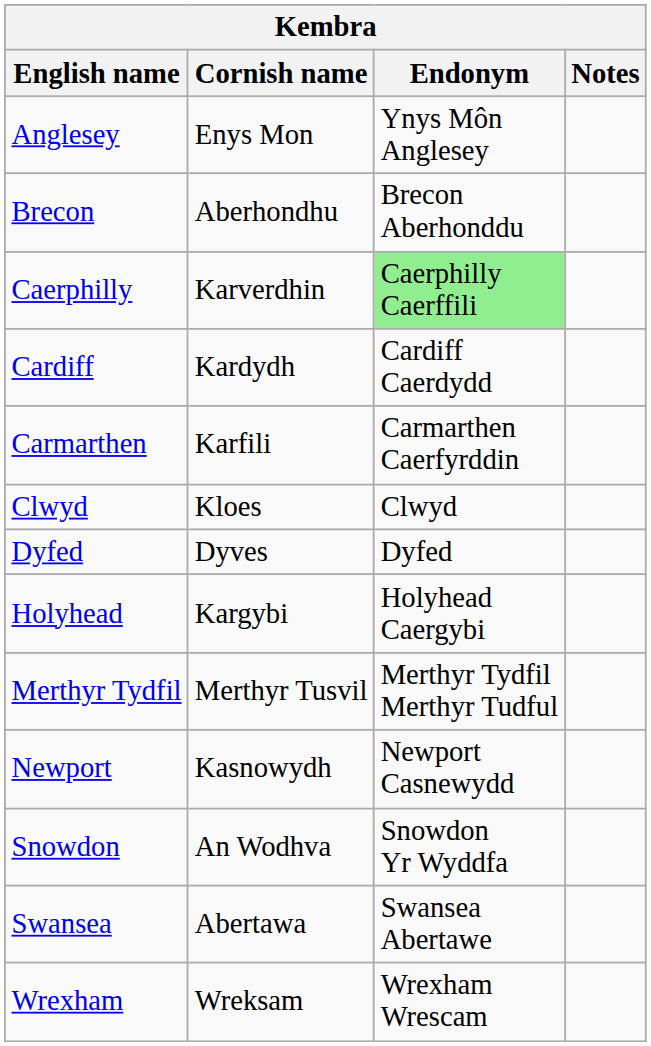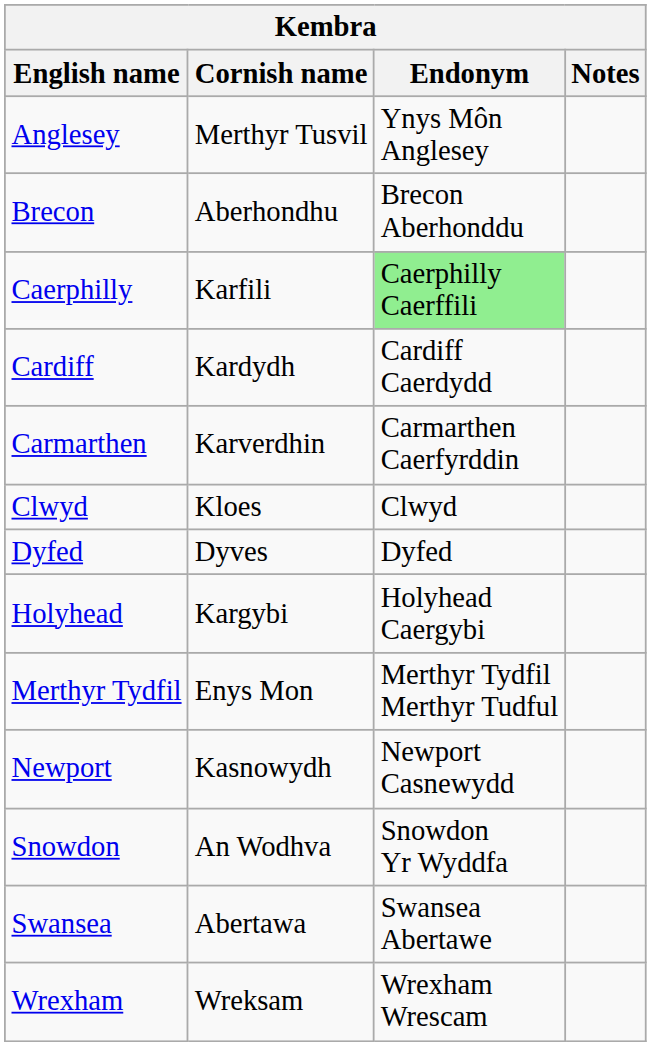(254, 134) Enys Mon -> (281, 134) Merthyr Tusvil
(260, 289) Karverdhin -> (233, 289) Karfili
(233, 444) Karfili -> (260, 444) Karverdhin
(281, 690) Merthyr Tusvil -> (254, 690) Enys Mon
